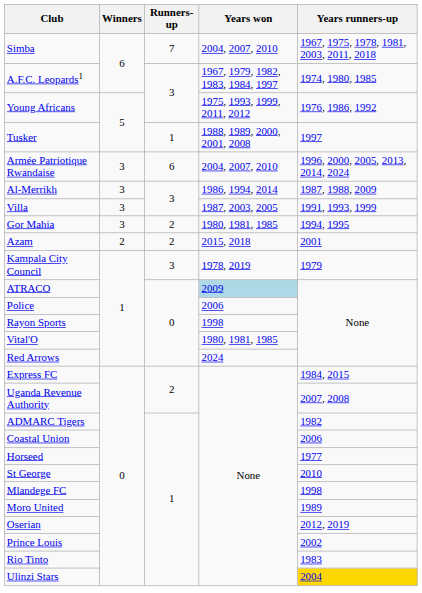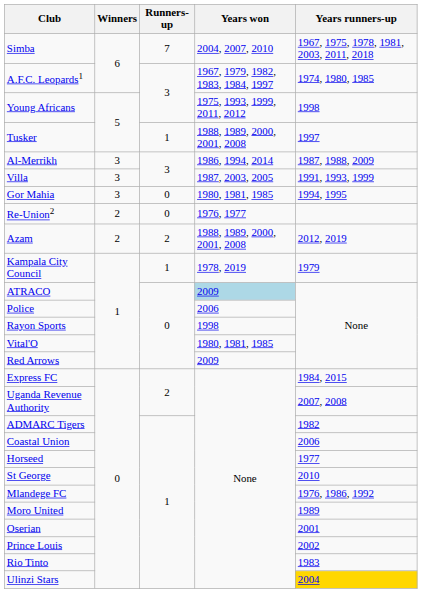(338, 107) 1976, 1986, 1992 -> (309, 107) 1998
- row: (47, 166)
(172, 224) 2 -> (167, 195) 0
+ row: (31, 213)
(226, 241) 2015, 2018 -> (236, 238) 1988, 1989, 2000, 2001, 2008
(311, 241) 2001 -> (322, 238) 2012, 2019
(172, 265) 3 -> (167, 268) 1
(212, 357) 2024 -> (208, 360) 2009
(311, 490) 1998 -> (336, 493) 1976, 1986, 1992
(325, 525) 2012, 2019 -> (309, 528) 2001
